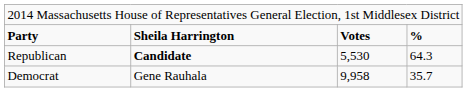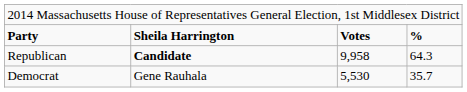(355, 55) 5,530 -> (355, 55) 9,958
(355, 76) 9,958 -> (355, 76) 5,530
